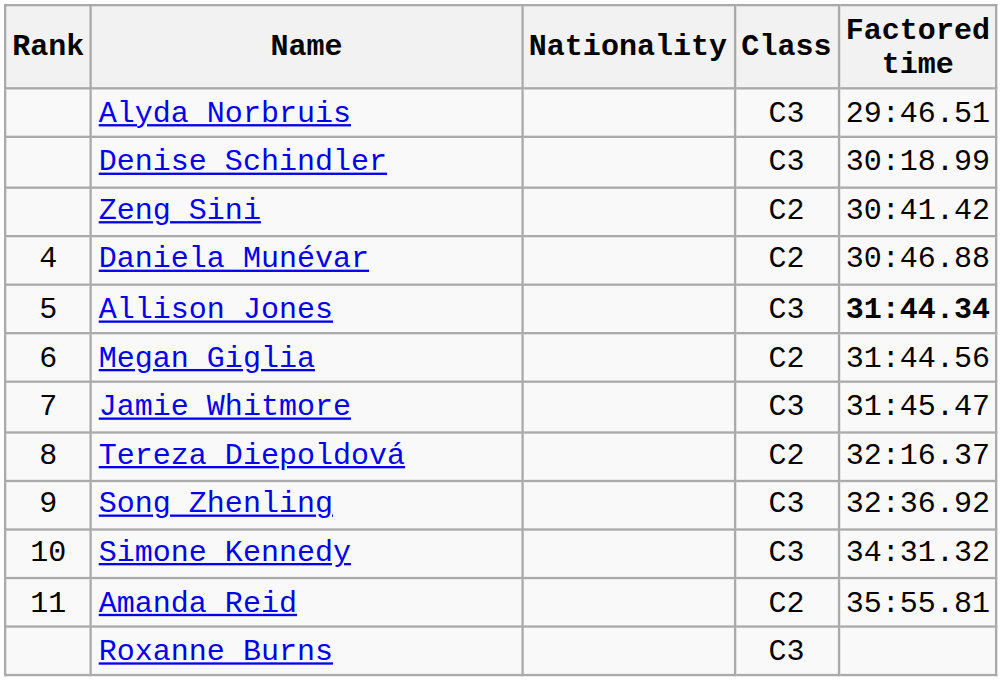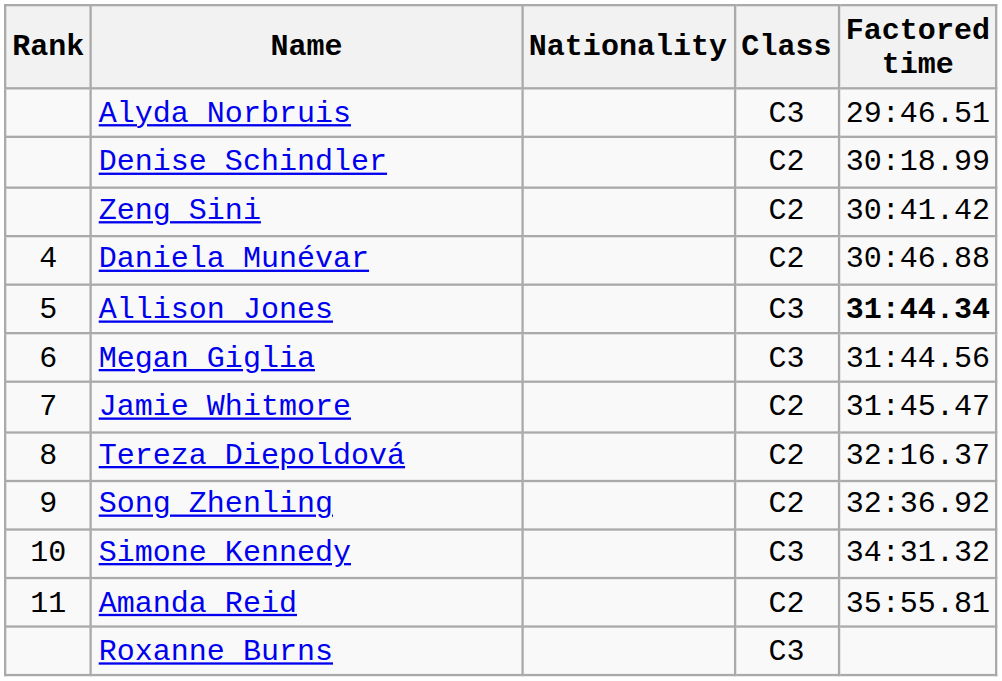(786, 162) C3 -> (786, 162) C2
(786, 358) C2 -> (786, 358) C3
(786, 407) C3 -> (786, 407) C2
(786, 505) C3 -> (786, 505) C2
